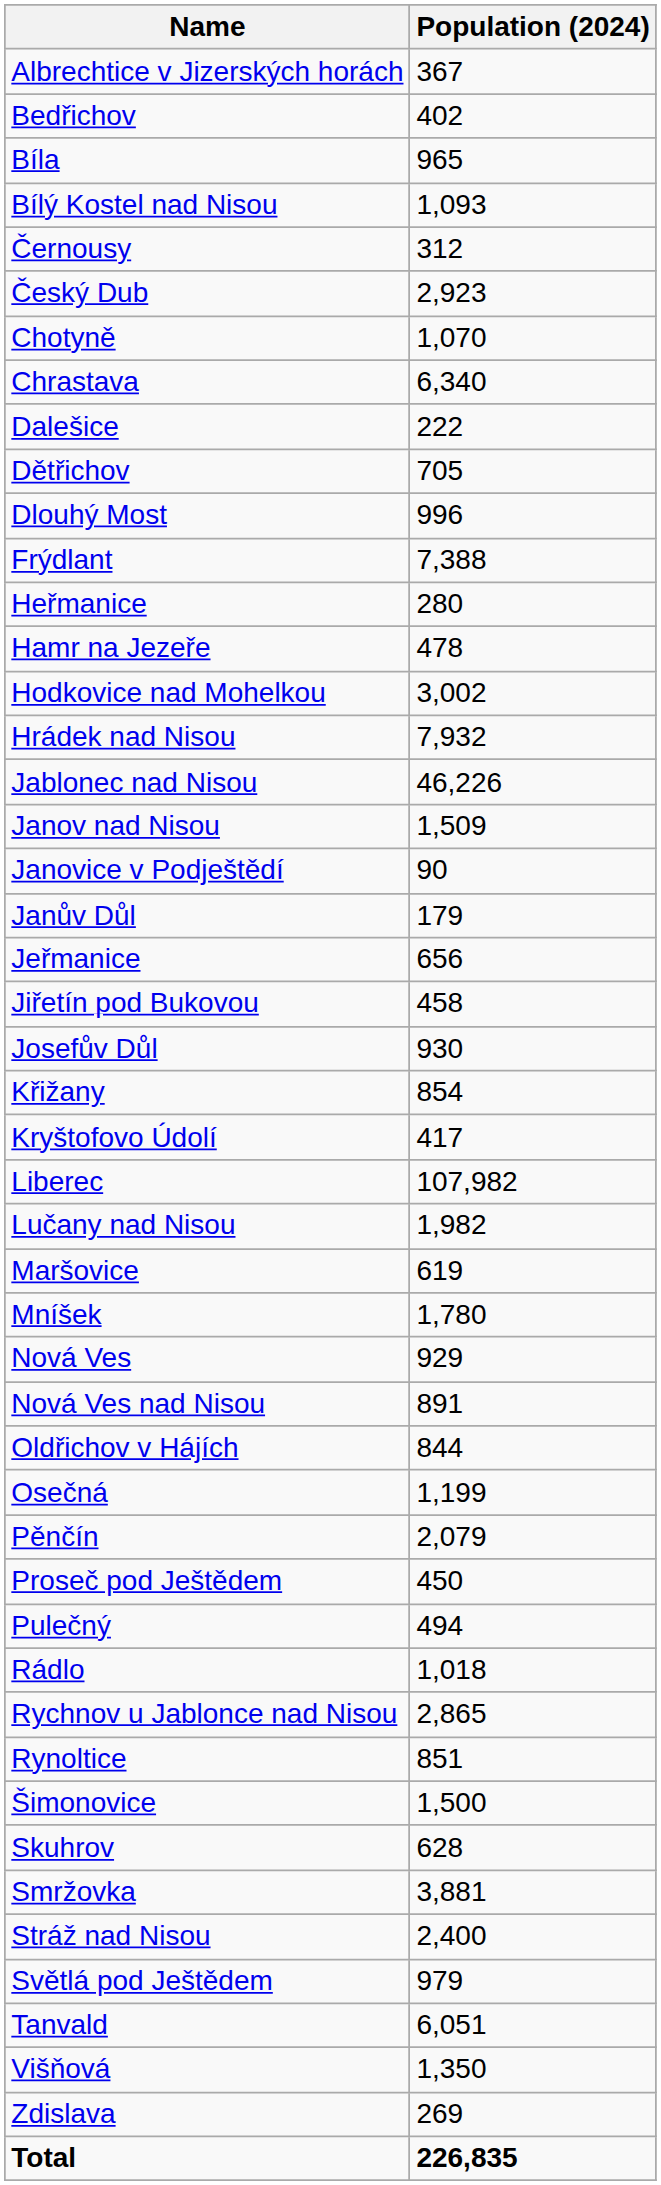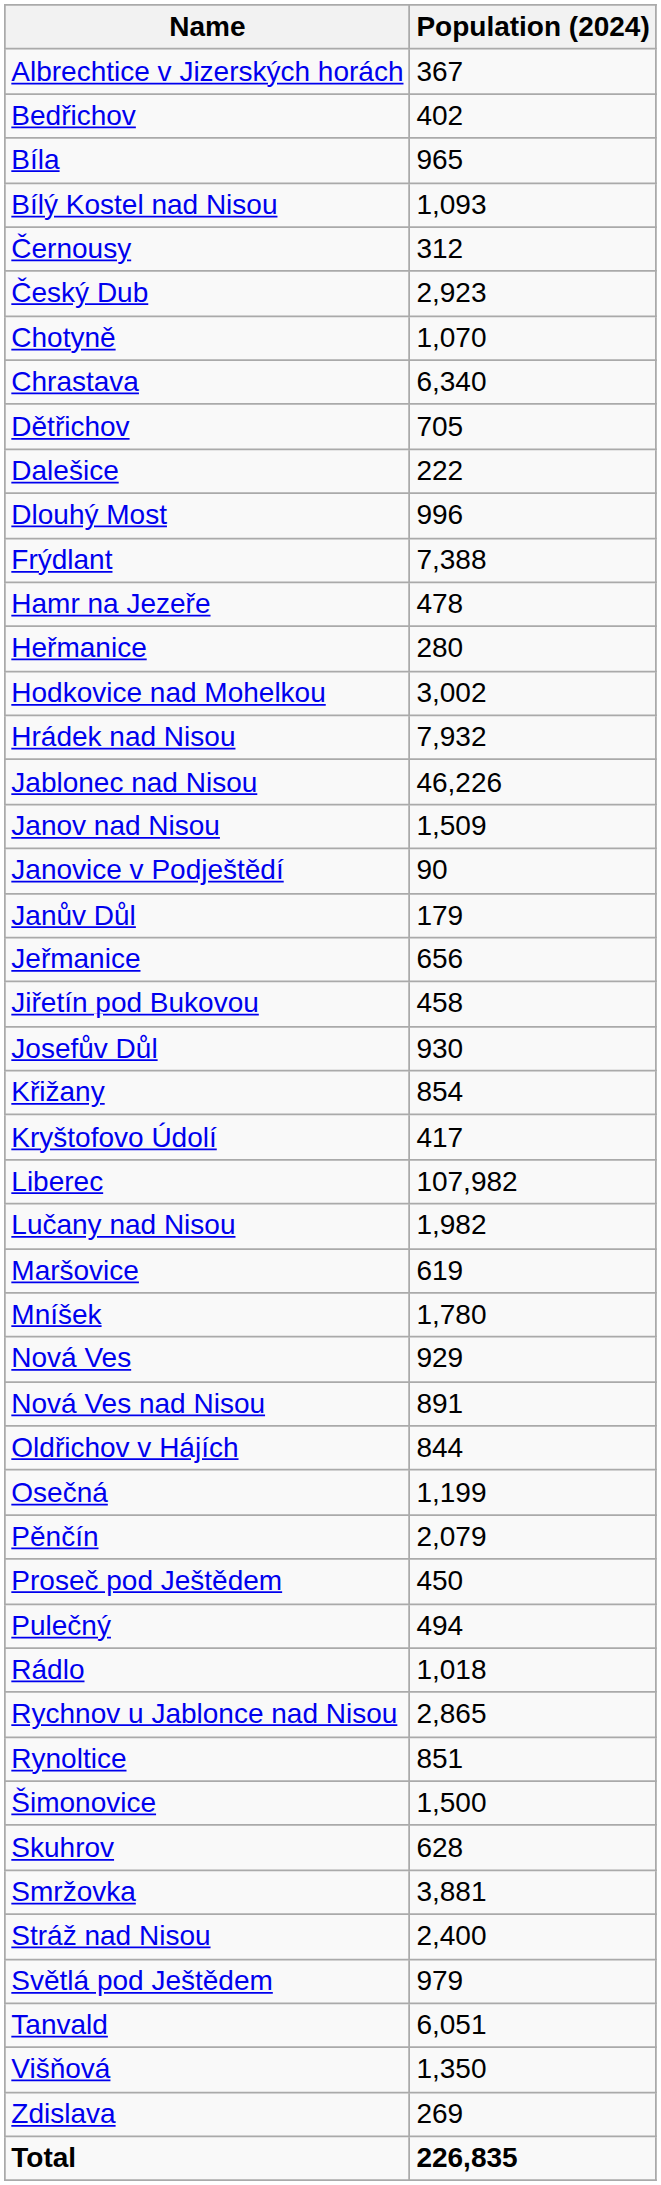rows swapped: (65, 426) <-> (70, 470)
rows swapped: (111, 648) <-> (79, 603)
